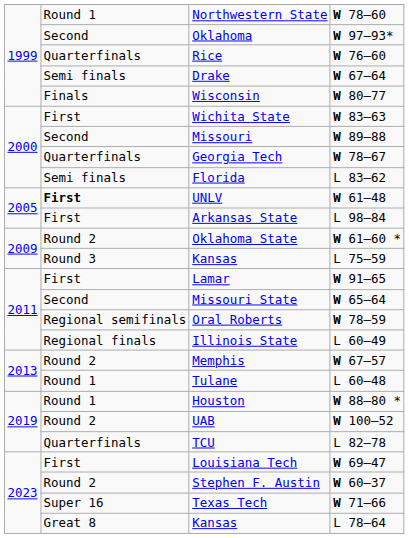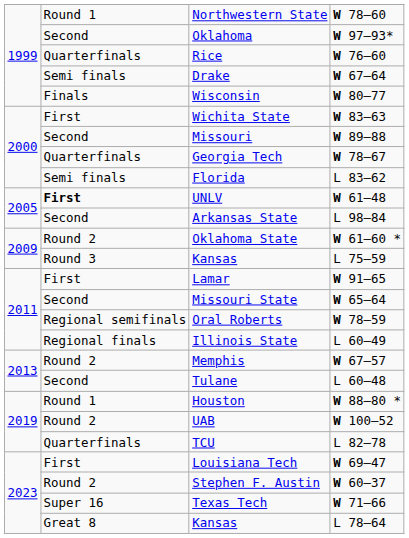(62, 218) First -> (66, 218) Second
(70, 381) Round 1 -> (66, 381) Second
